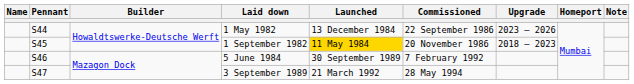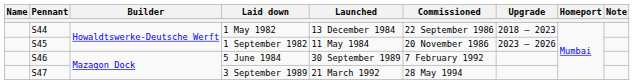(527, 30) 2023 — 2026 -> (527, 30) 2018 — 2023
(340, 44) gold background -> (340, 44) no background
(527, 44) 2018 — 2023 -> (527, 44) 2023 — 2026
